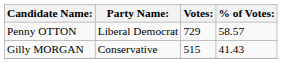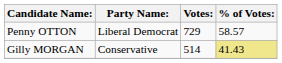(192, 49) 515 -> (192, 49) 514
(231, 49) no background -> (231, 49) khaki background
